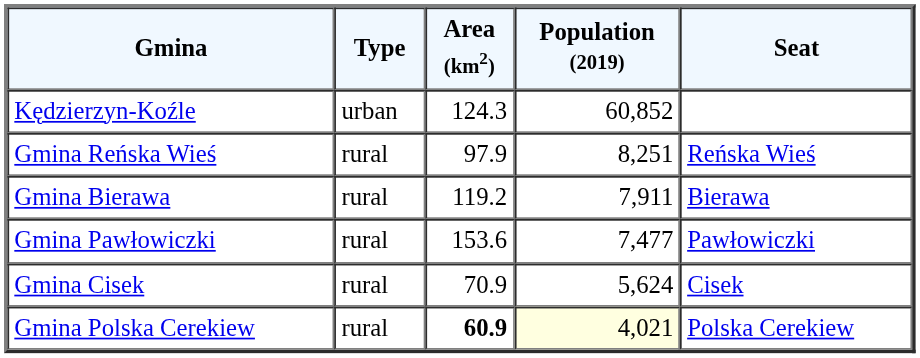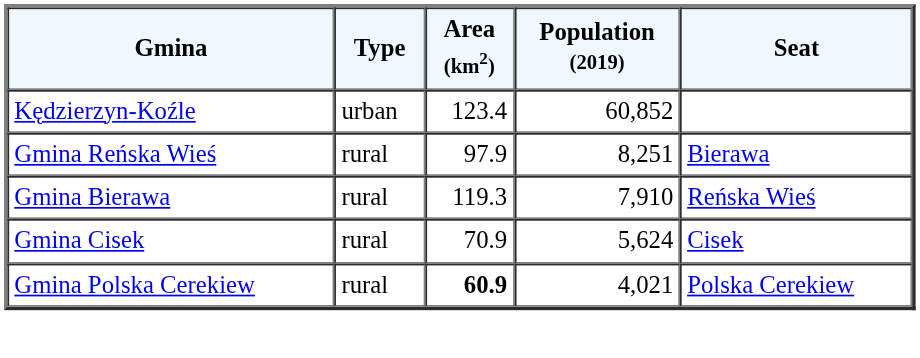(479, 110) 124.3 -> (479, 110) 123.4
(751, 153) Reńska Wieś -> (728, 153) Bierawa
(480, 197) 119.2 -> (480, 197) 119.3
(646, 197) 7,911 -> (646, 197) 7,910
(728, 197) Bierawa -> (751, 197) Reńska Wieś
- row: (115, 240)
(646, 327) lightyellow background -> (646, 284) no background
